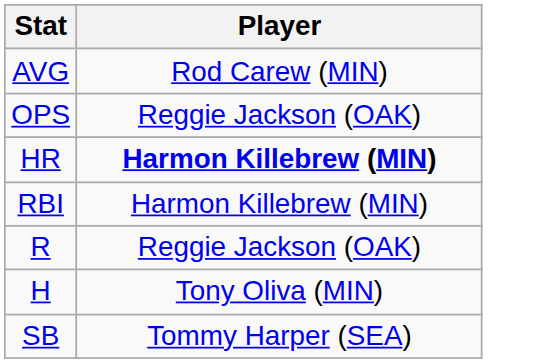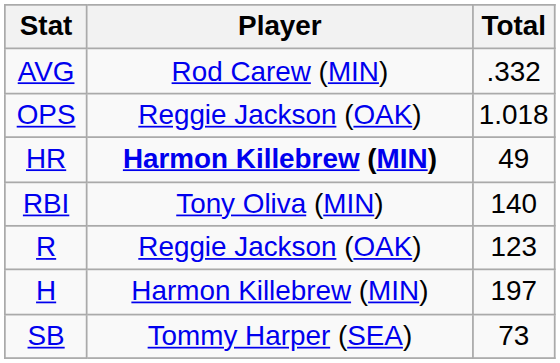+ column: (514, 26)
(279, 203) Harmon Killebrew (MIN) -> (280, 203) Tony Oliva (MIN)
(279, 291) Tony Oliva (MIN) -> (280, 291) Harmon Killebrew (MIN)
